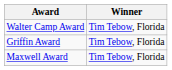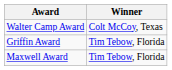(127, 27) Tim Tebow, Florida -> (126, 27) Colt McCoy, Texas
